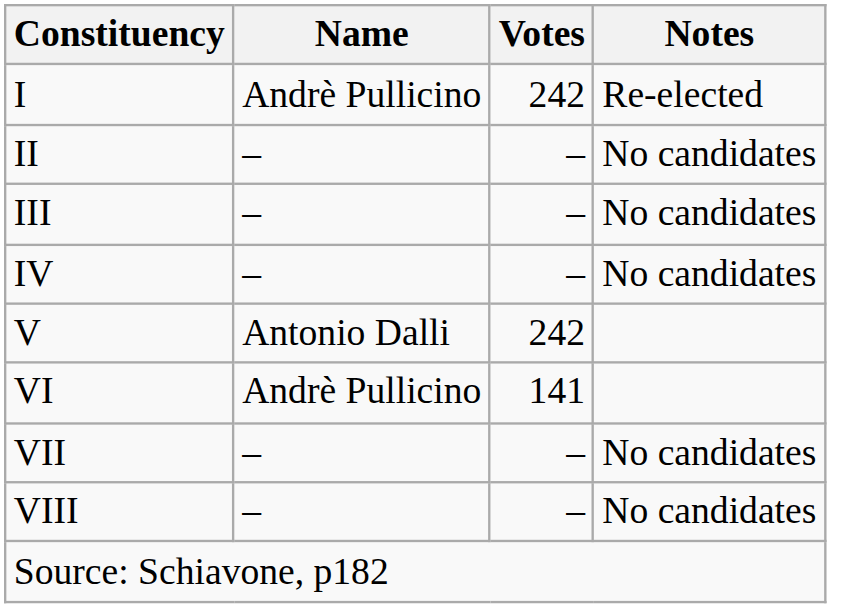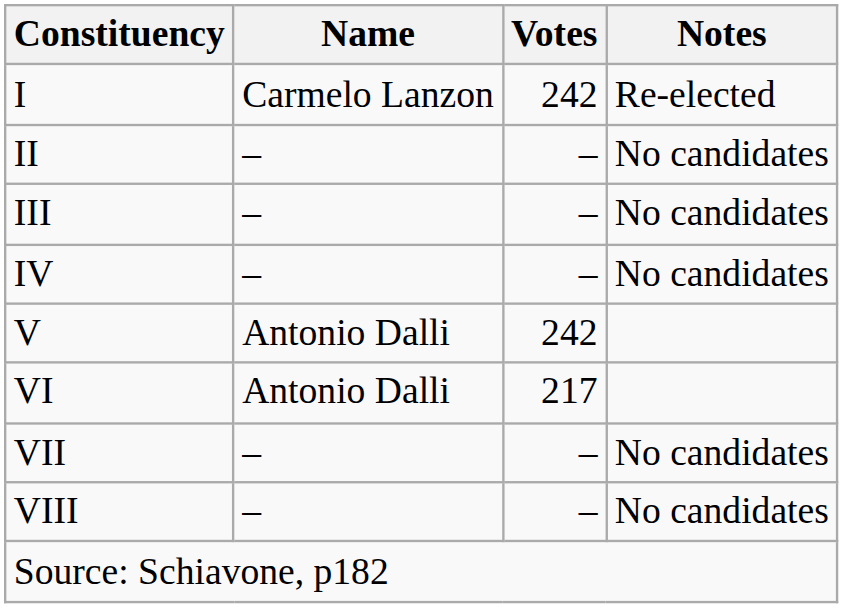(362, 93) Andrè Pullicino -> (368, 93) Carmelo Lanzon
(362, 392) Andrè Pullicino -> (346, 392) Antonio Dalli
(557, 392) 141 -> (569, 392) 217
